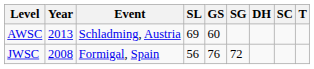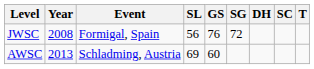rows swapped: (23, 53) <-> (25, 34)
